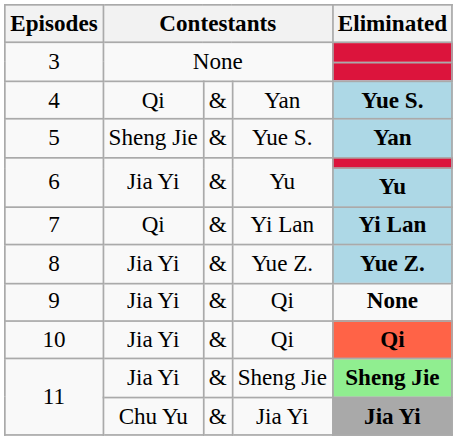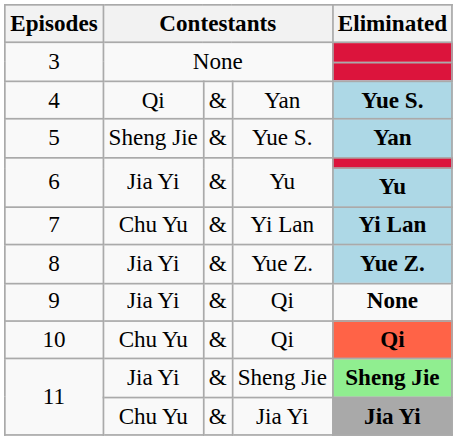(153, 224) Qi -> (153, 224) Chu Yu
(153, 339) Jia Yi -> (153, 339) Chu Yu
